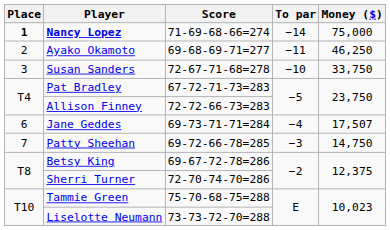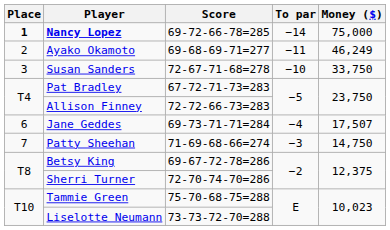(219, 32) 71-69-68-66=274 -> (219, 32) 69-72-66-78=285
(352, 51) 46,250 -> (352, 51) 46,249
(219, 143) 69-72-66-78=285 -> (219, 143) 71-69-68-66=274
